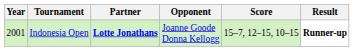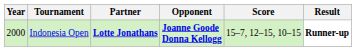(16, 33) 2001 -> (16, 33) 2000
(191, 33) normal -> (192, 33) bold
